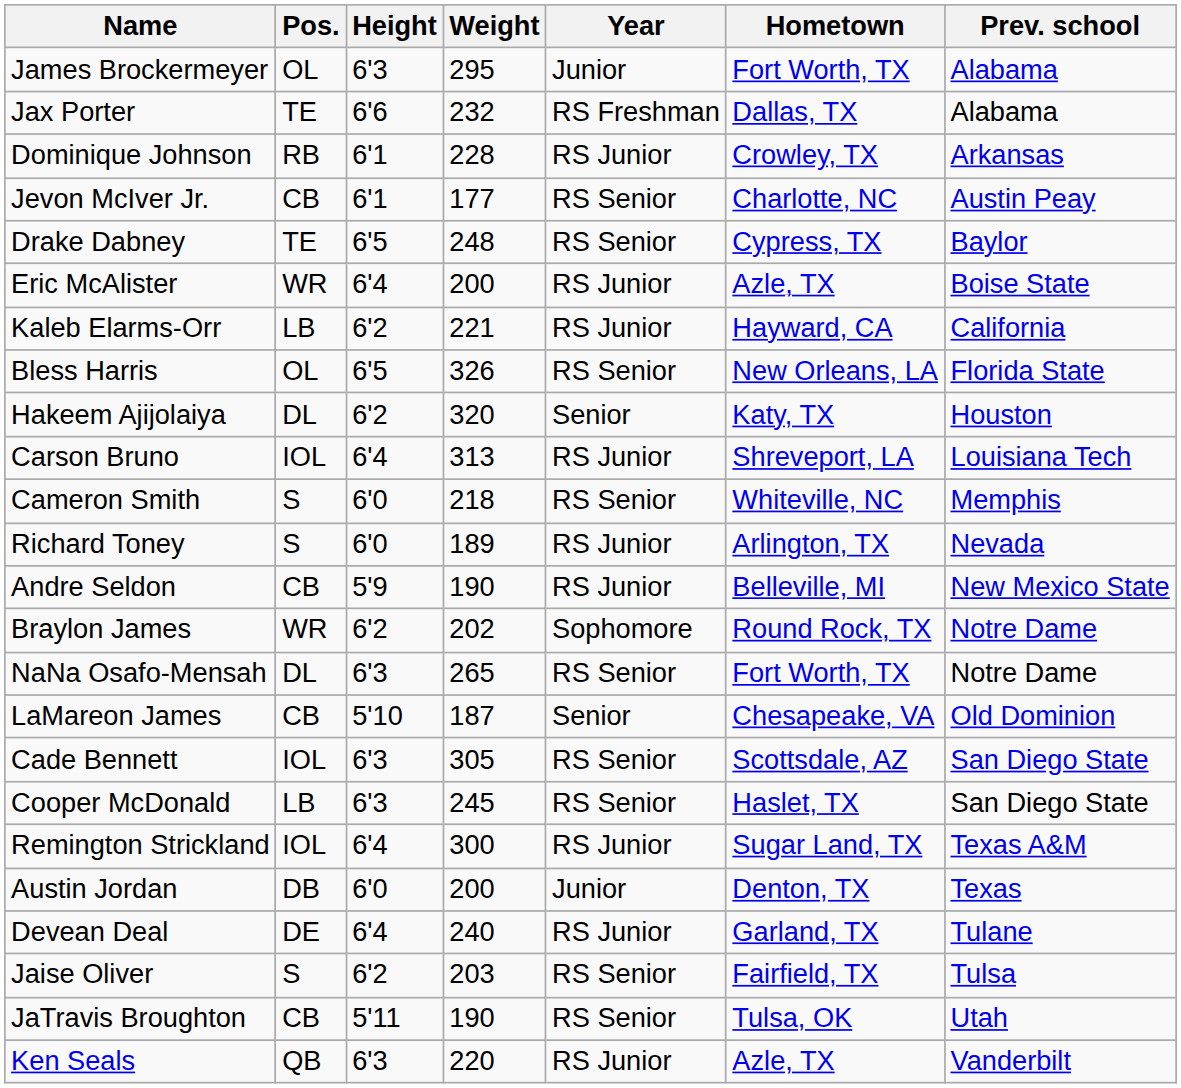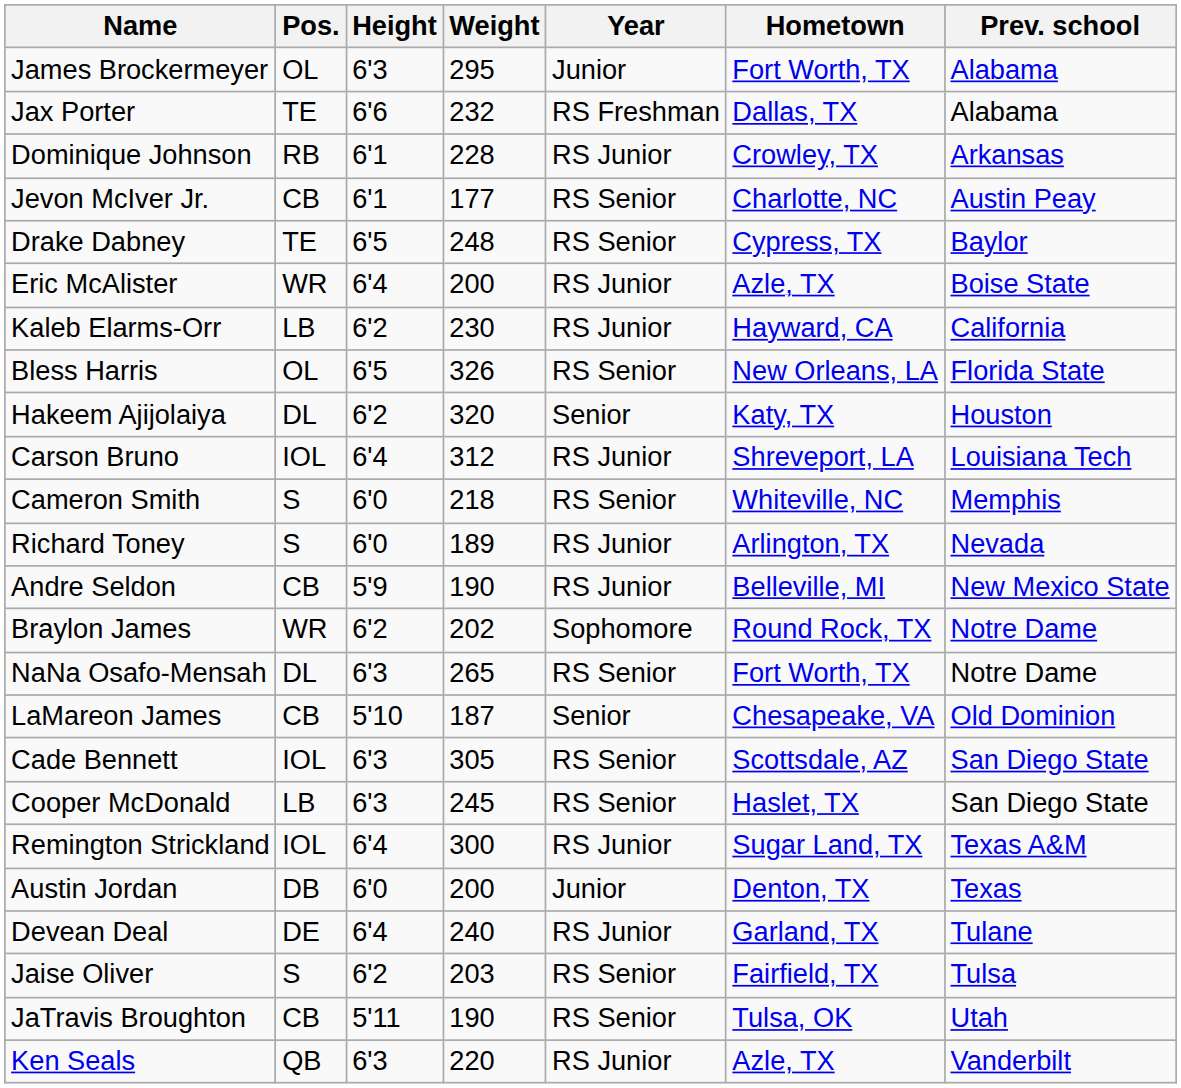(472, 328) 221 -> (472, 328) 230
(472, 457) 313 -> (472, 457) 312
